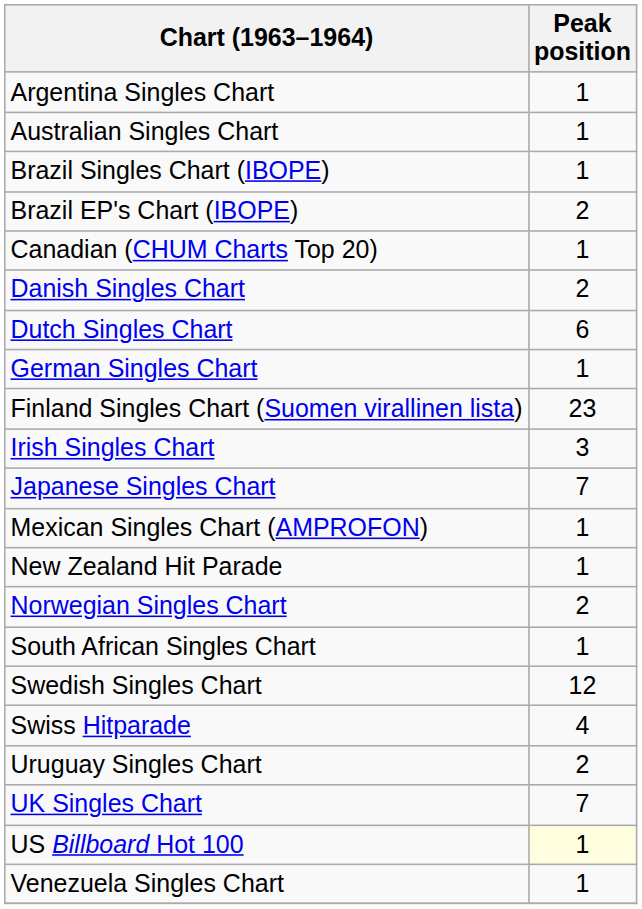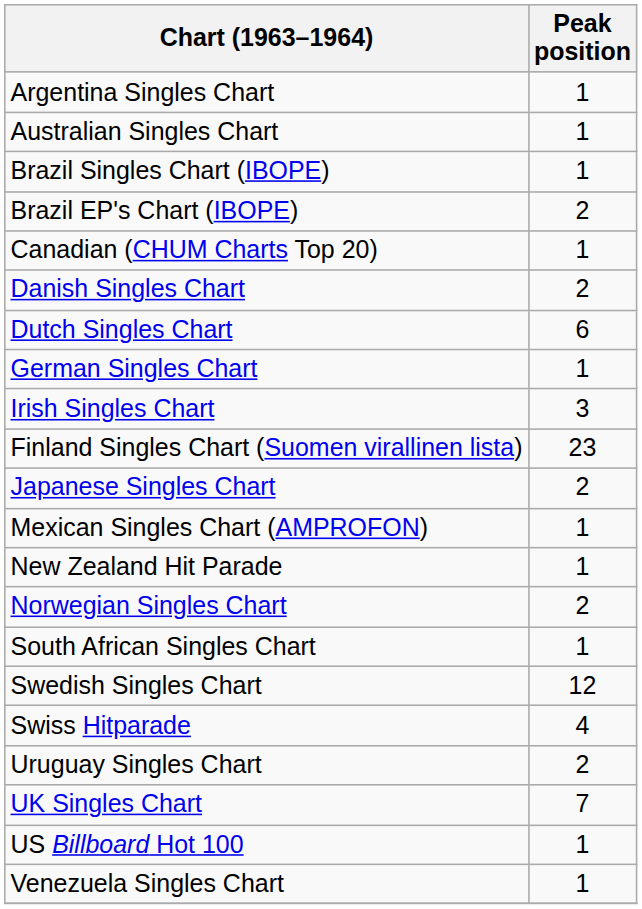rows swapped: (266, 408) <-> (112, 448)
(582, 487) 7 -> (582, 487) 2
(582, 844) lightyellow background -> (582, 844) no background
